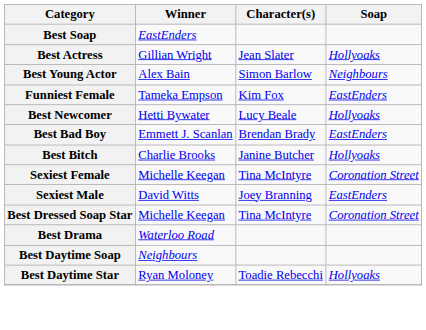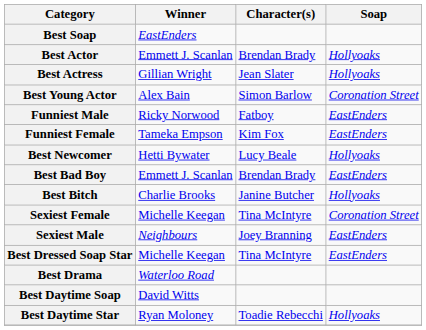+ row: (70, 54)
(358, 74) Neighbours -> (374, 94) Coronation Street
+ row: (70, 114)
(169, 194) David Witts -> (168, 235) Neighbours
(374, 214) Coronation Street -> (358, 255) EastEnders
(168, 255) Neighbours -> (169, 295) David Witts
